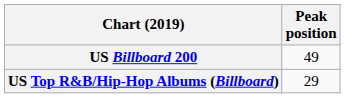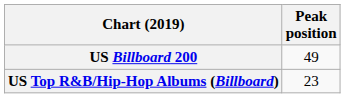(311, 81) 29 -> (311, 81) 23
